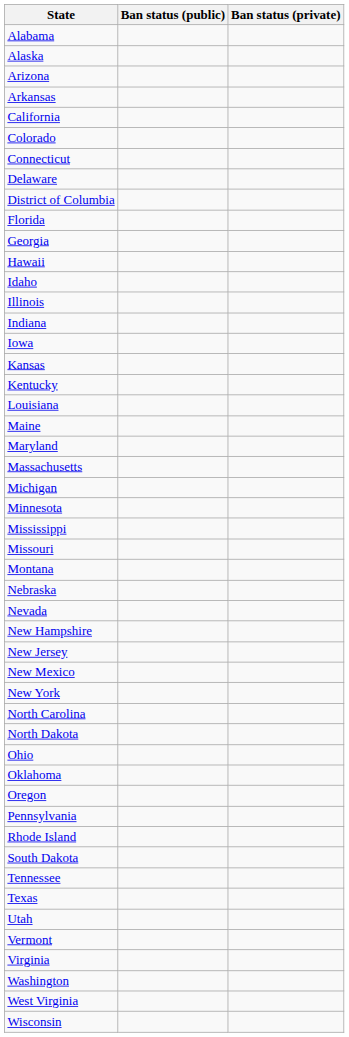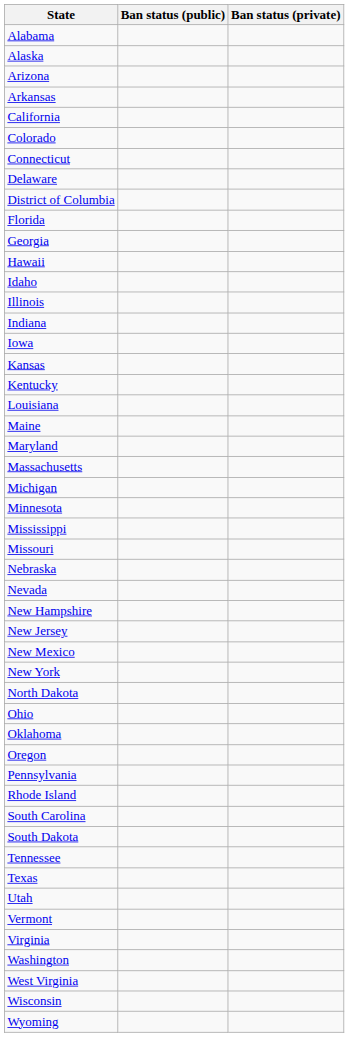- row: (30, 569)
- row: (46, 713)
+ row: (46, 816)
+ row: (33, 1021)
